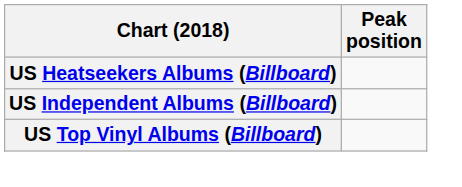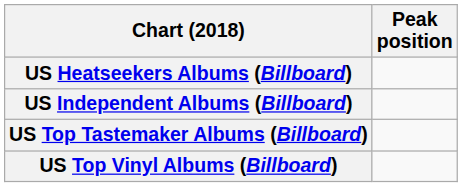+ row: (188, 134)
